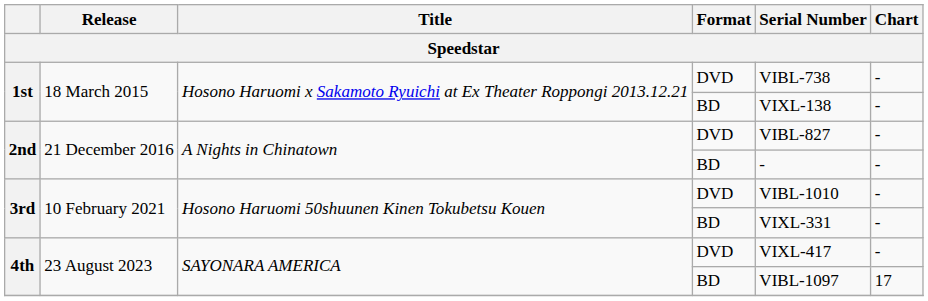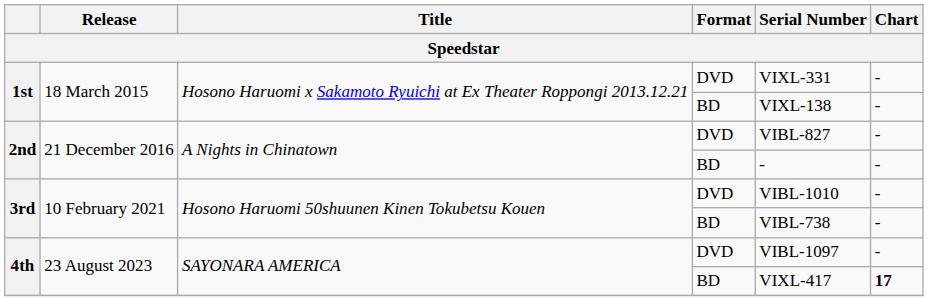(795, 77) VIBL-738 -> (795, 77) VIXL-331
(795, 222) VIXL-331 -> (795, 222) VIBL-738
(795, 251) VIXL-417 -> (799, 251) VIBL-1097
(799, 280) VIBL-1097 -> (795, 280) VIXL-417
(883, 280) normal -> (883, 280) bold
